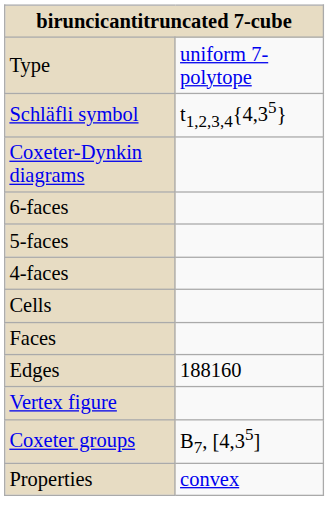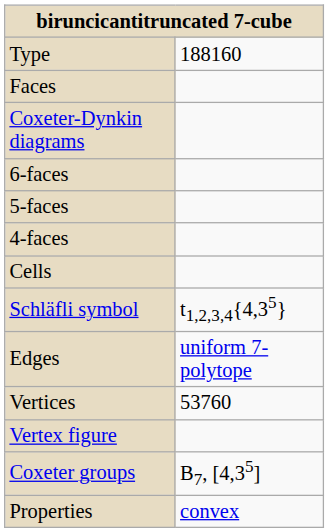(224, 65) uniform 7-polytope -> (211, 53) 188160
rows swapped: (74, 114) <-> (33, 338)
(211, 370) 188160 -> (224, 358) uniform 7-polytope
+ row: (42, 402)
